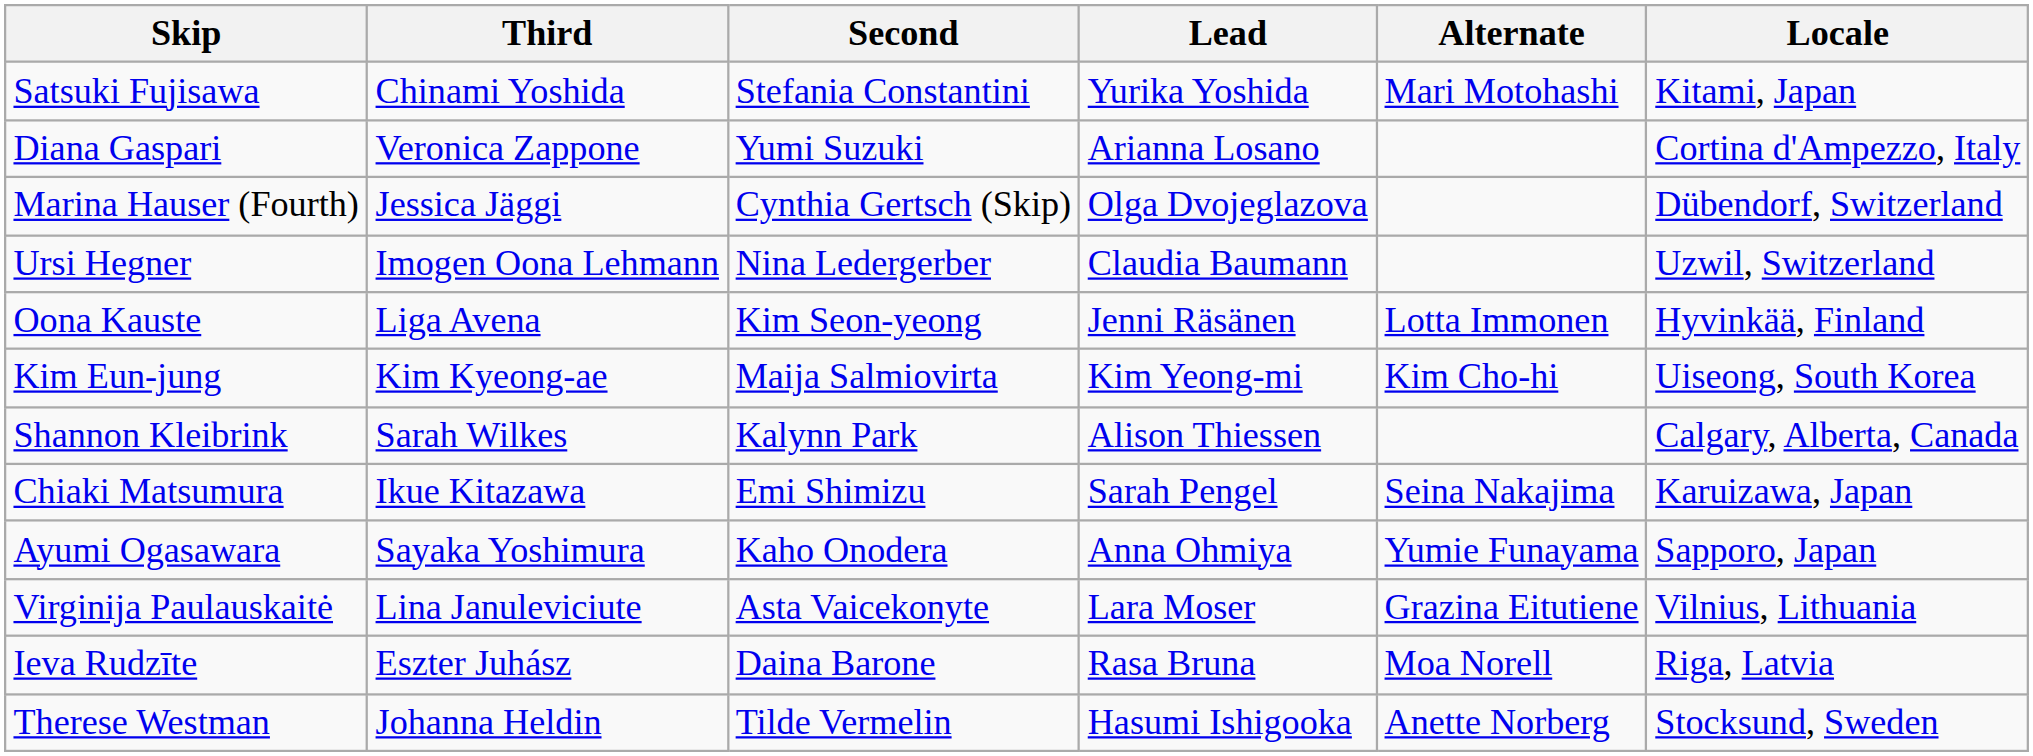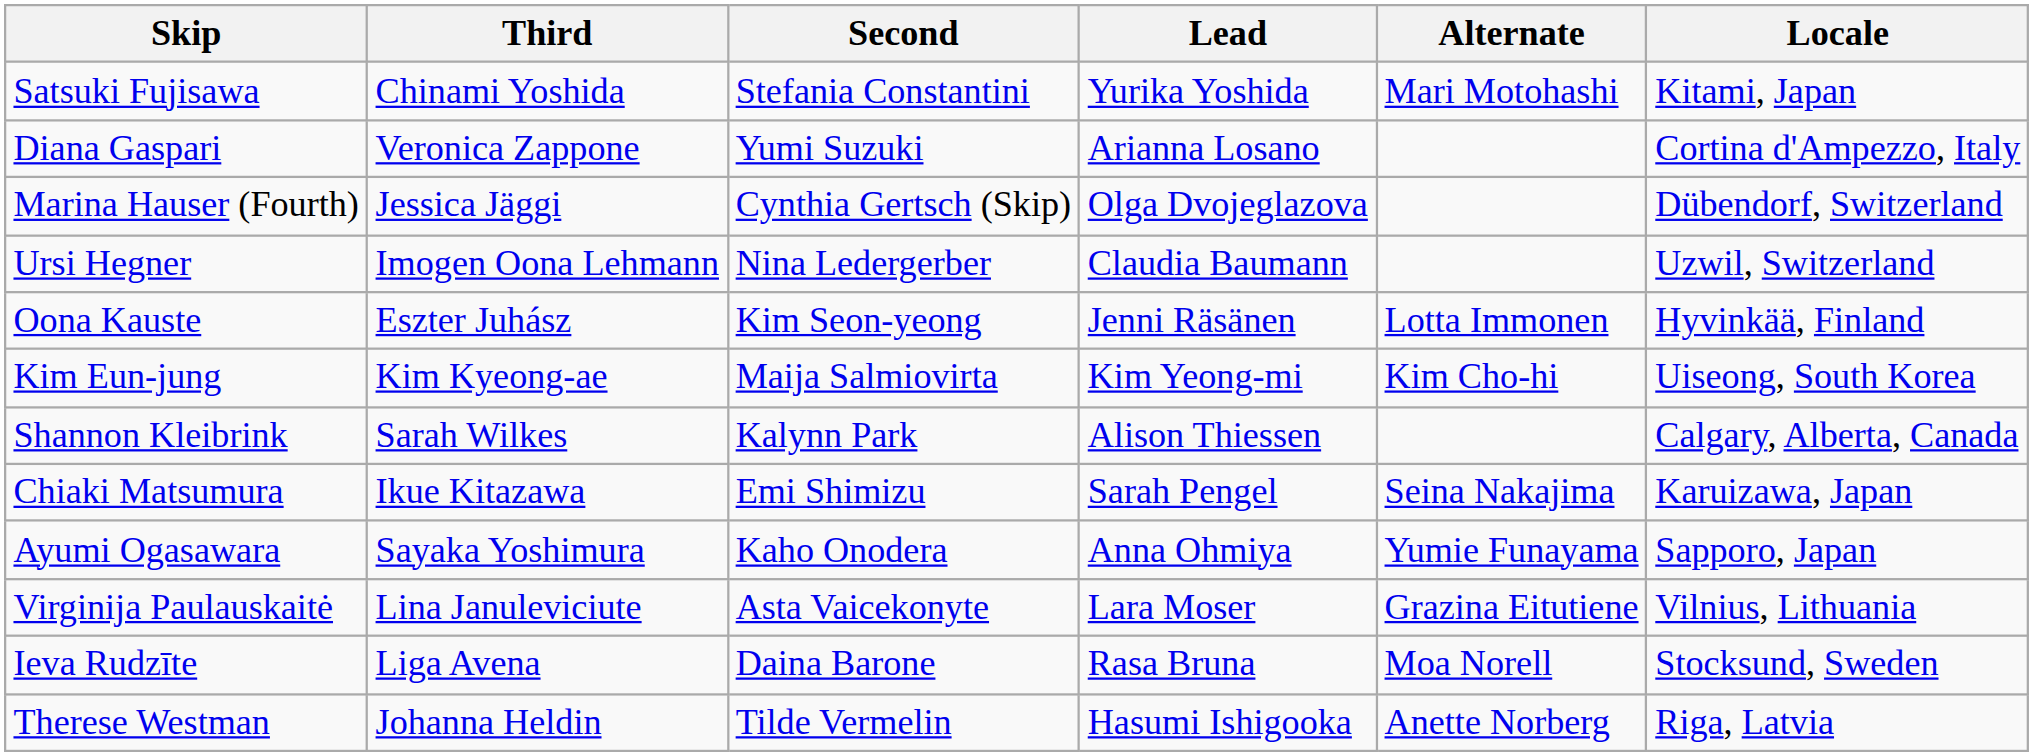(458, 319) Liga Avena -> (473, 319) Eszter Juhász
(473, 663) Eszter Juhász -> (458, 663) Liga Avena
(1745, 663) Riga, Latvia -> (1797, 663) Stocksund, Sweden
(1797, 721) Stocksund, Sweden -> (1745, 721) Riga, Latvia
